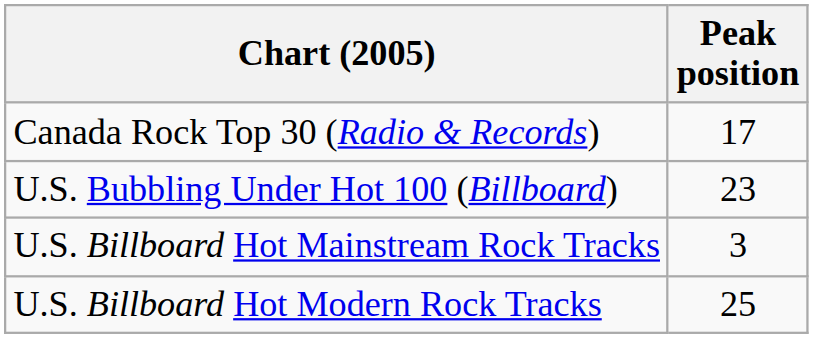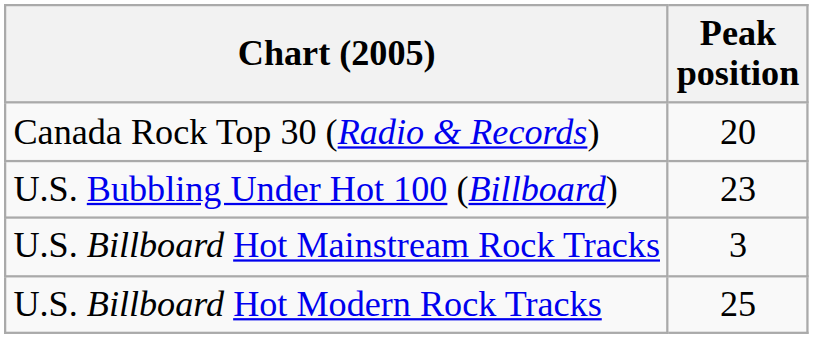(738, 131) 17 -> (738, 131) 20
